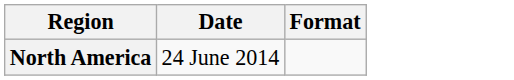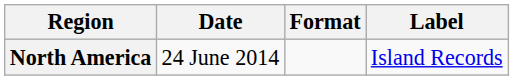+ column: (437, 22)
